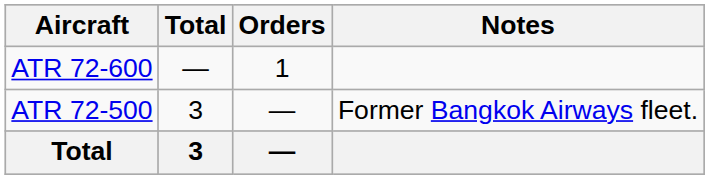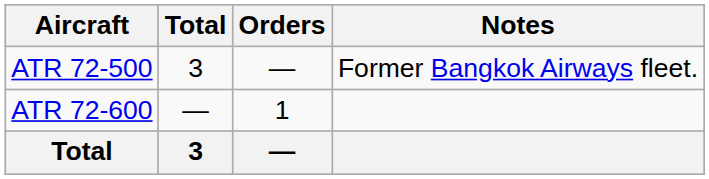rows swapped: (82, 109) <-> (82, 67)
